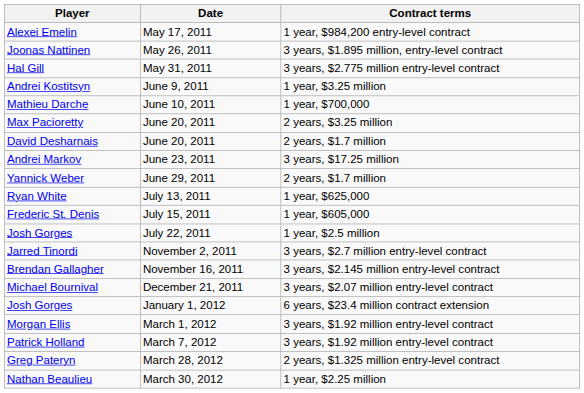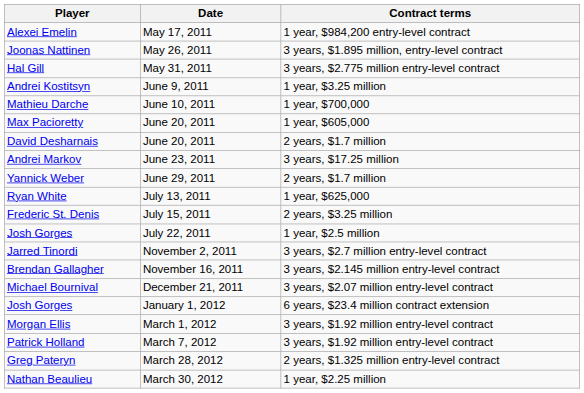(338, 123) 2 years, $3.25 million -> (326, 123) 1 year, $605,000
(326, 214) 1 year, $605,000 -> (338, 214) 2 years, $3.25 million
